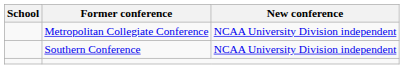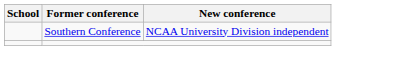- row: (126, 31)
